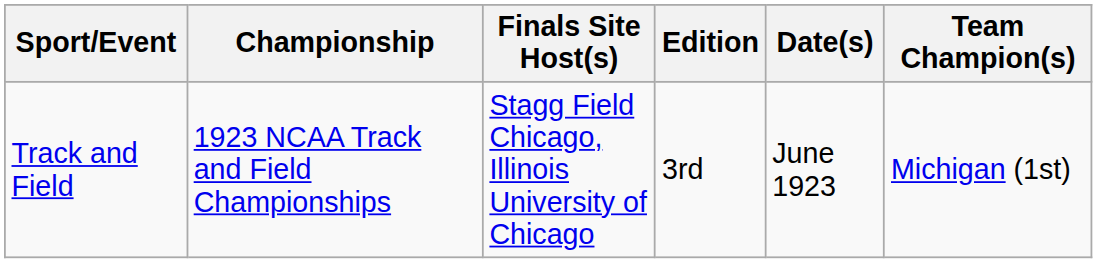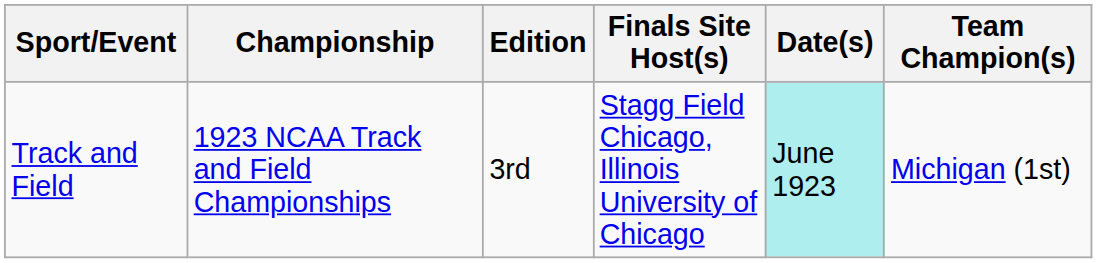columns swapped: (710, 43) <-> (569, 43)
(804, 169) no background -> (804, 169) paleturquoise background
